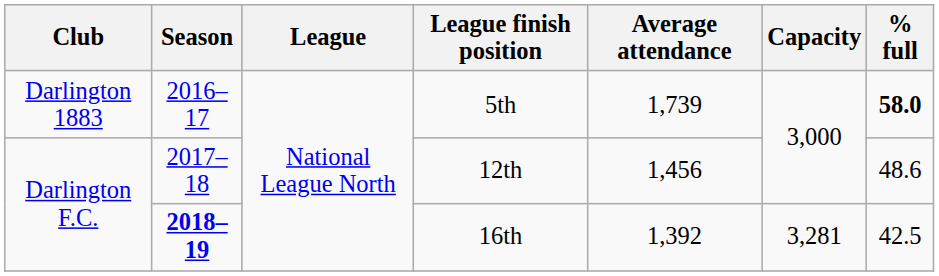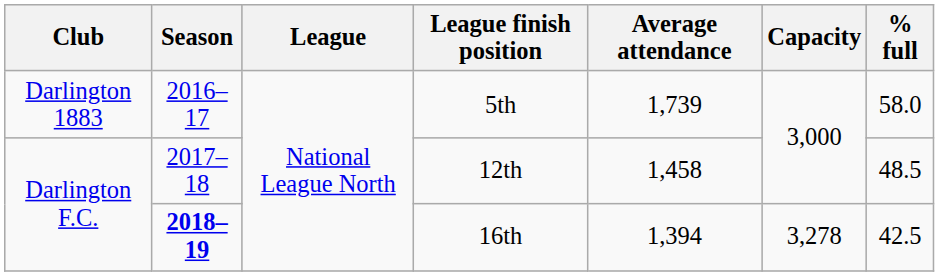(900, 104) bold -> (900, 104) normal
(674, 170) 1,456 -> (674, 170) 1,458
(900, 170) 48.6 -> (900, 170) 48.5
(674, 236) 1,392 -> (674, 236) 1,394
(814, 236) 3,281 -> (814, 236) 3,278
